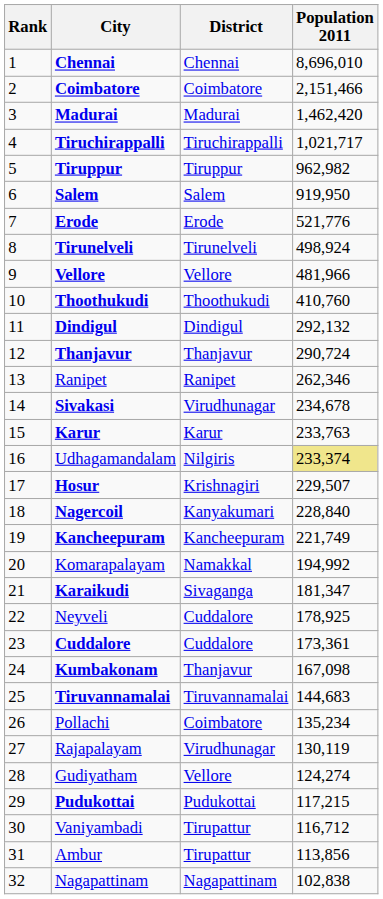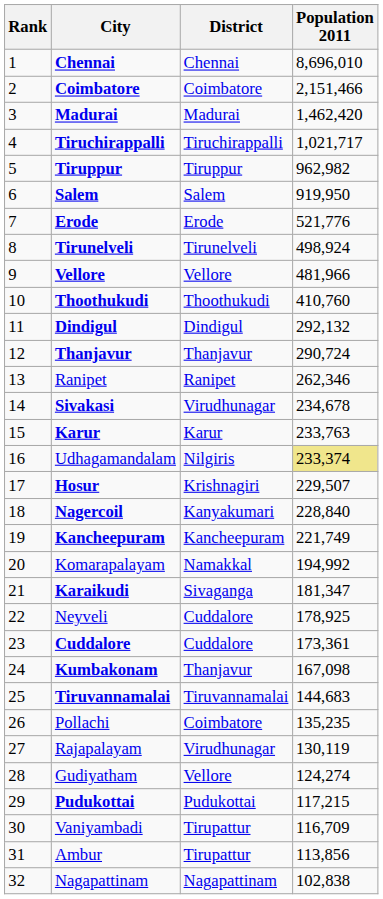(323, 722) 135,234 -> (323, 722) 135,235
(323, 828) 116,712 -> (323, 828) 116,709
